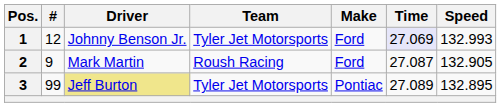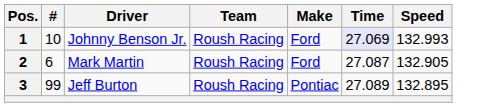(53, 39) 12 -> (53, 39) 10
(261, 39) Tyler Jet Motorsports -> (239, 39) Roush Racing
(49, 62) 9 -> (49, 62) 6
(103, 85) khaki background -> (103, 85) no background
(261, 85) Tyler Jet Motorsports -> (239, 85) Roush Racing
